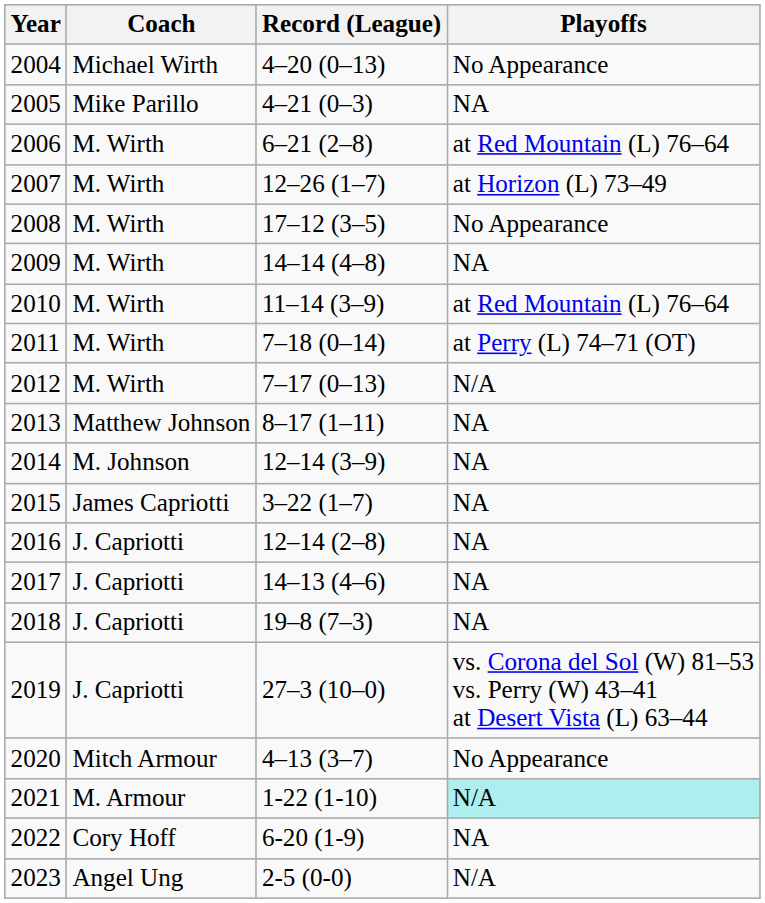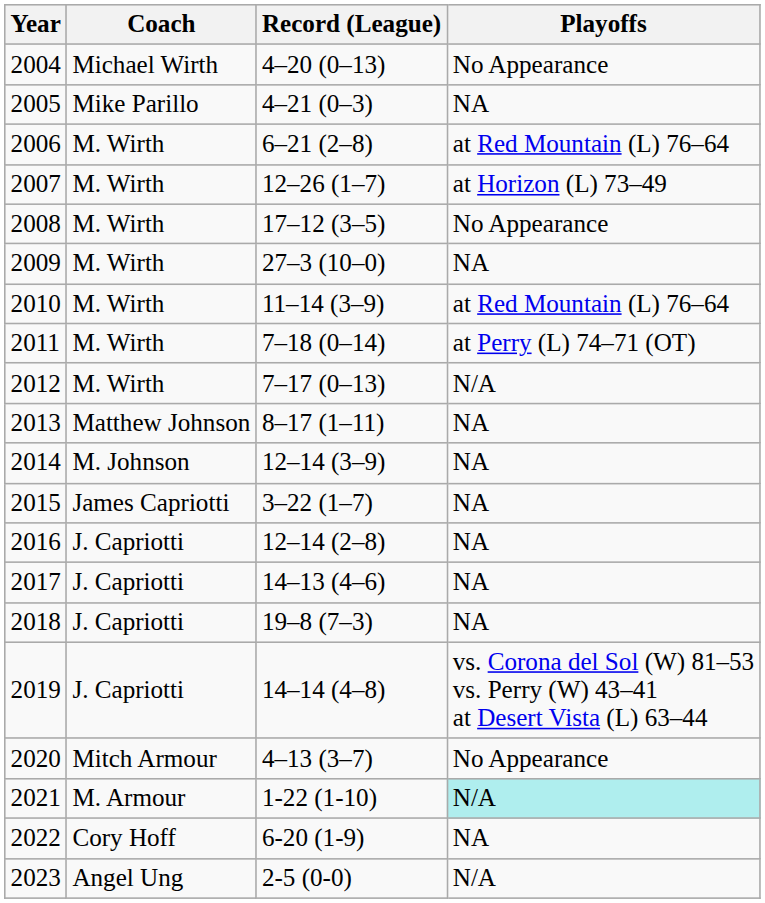(324, 263) 14–14 (4–8) -> (324, 263) 27–3 (10–0)
(324, 690) 27–3 (10–0) -> (324, 690) 14–14 (4–8)
